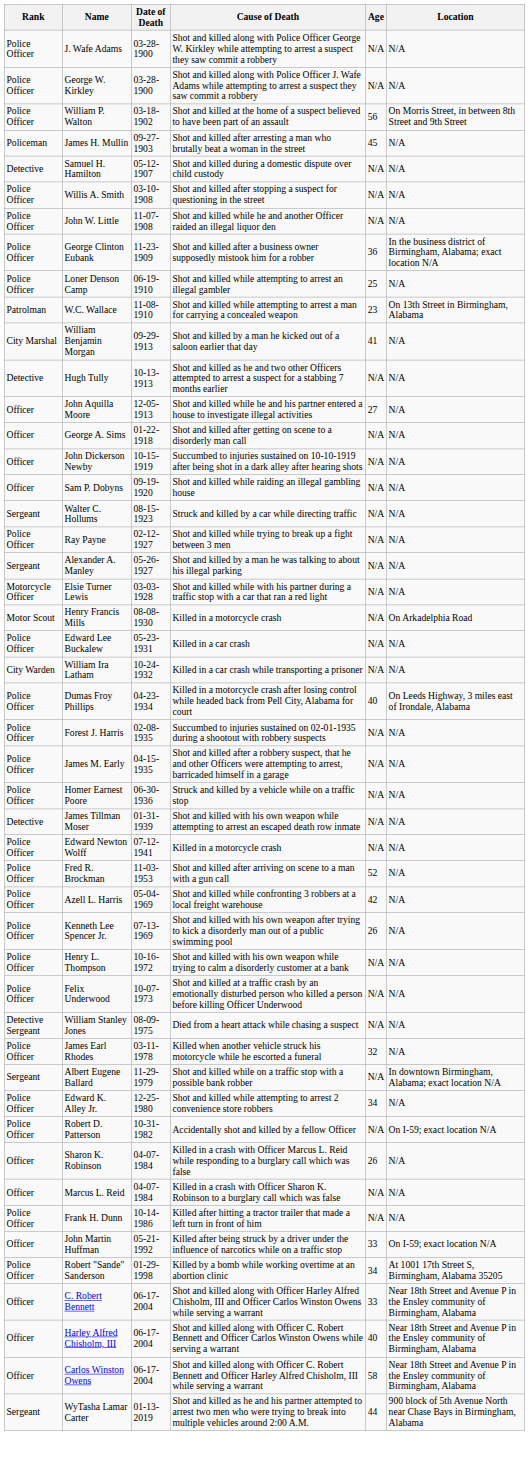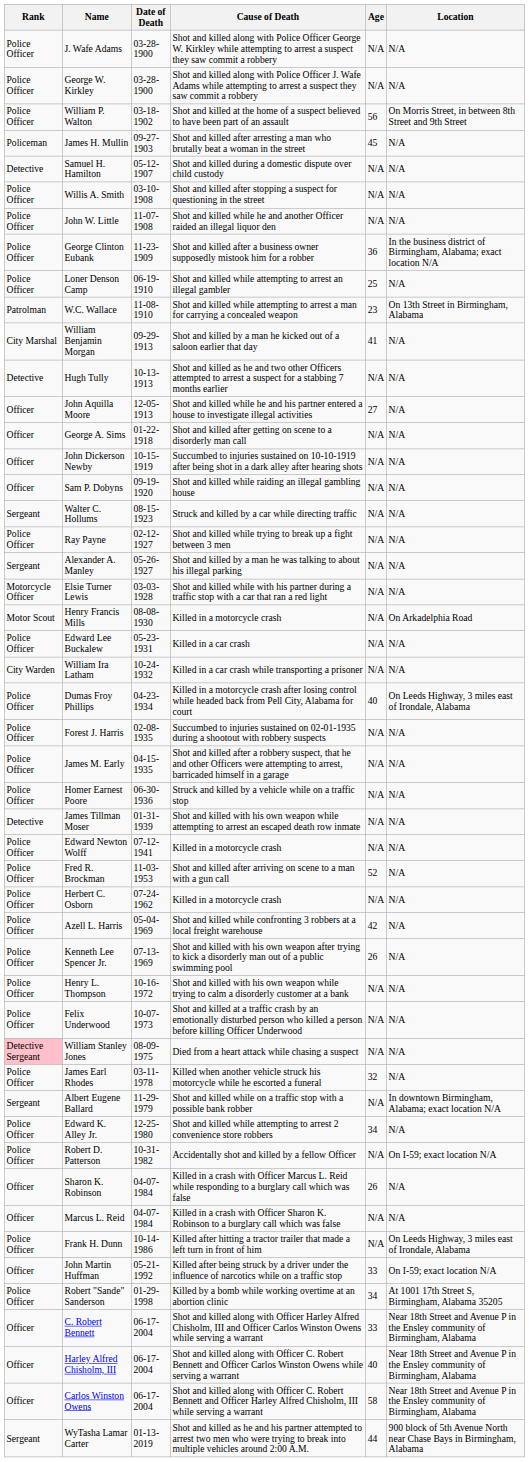+ row: (85, 899)
(25, 1025) no background -> (25, 1051) pink background
(397, 1218) N/A -> (451, 1244) On Leeds Highway, 3 miles east of Irondale, Alabama
